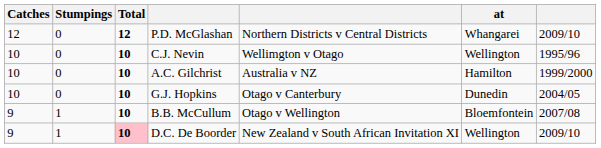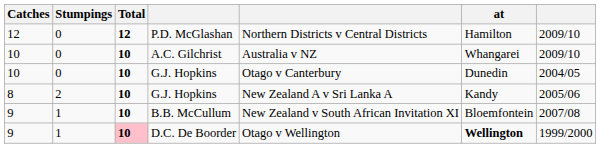(492, 34) Whangarei -> (488, 34) Hamilton
- row: (14, 53)
(488, 73) Hamilton -> (492, 53) Whangarei
(566, 73) 1999/2000 -> (560, 53) 2009/10
+ row: (10, 93)
(291, 113) Otago v Wellington -> (350, 113) New Zealand v South African Invitation XI
(350, 133) New Zealand v South African Invitation XI -> (291, 133) Otago v Wellington
(492, 133) normal -> (494, 133) bold
(560, 133) 2009/10 -> (566, 133) 1999/2000
